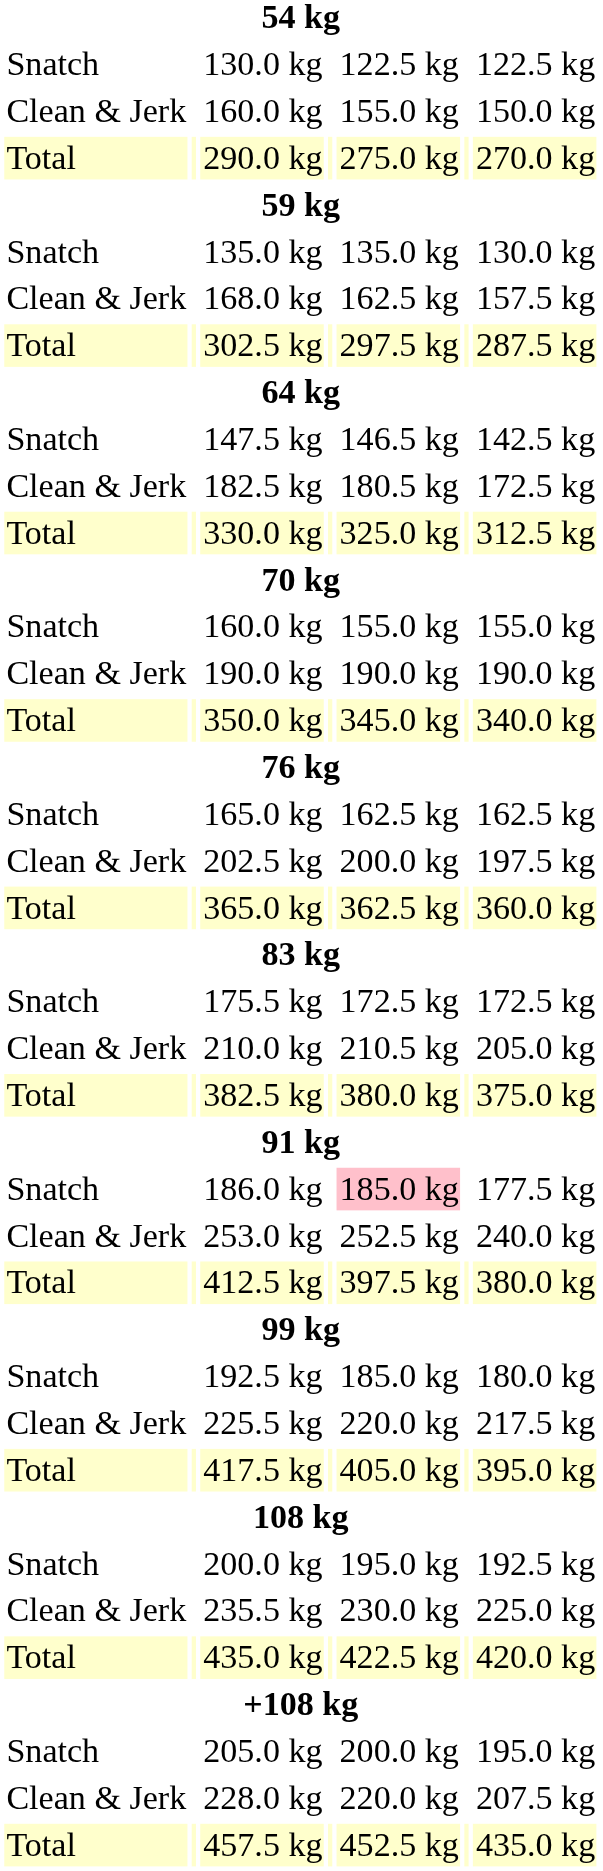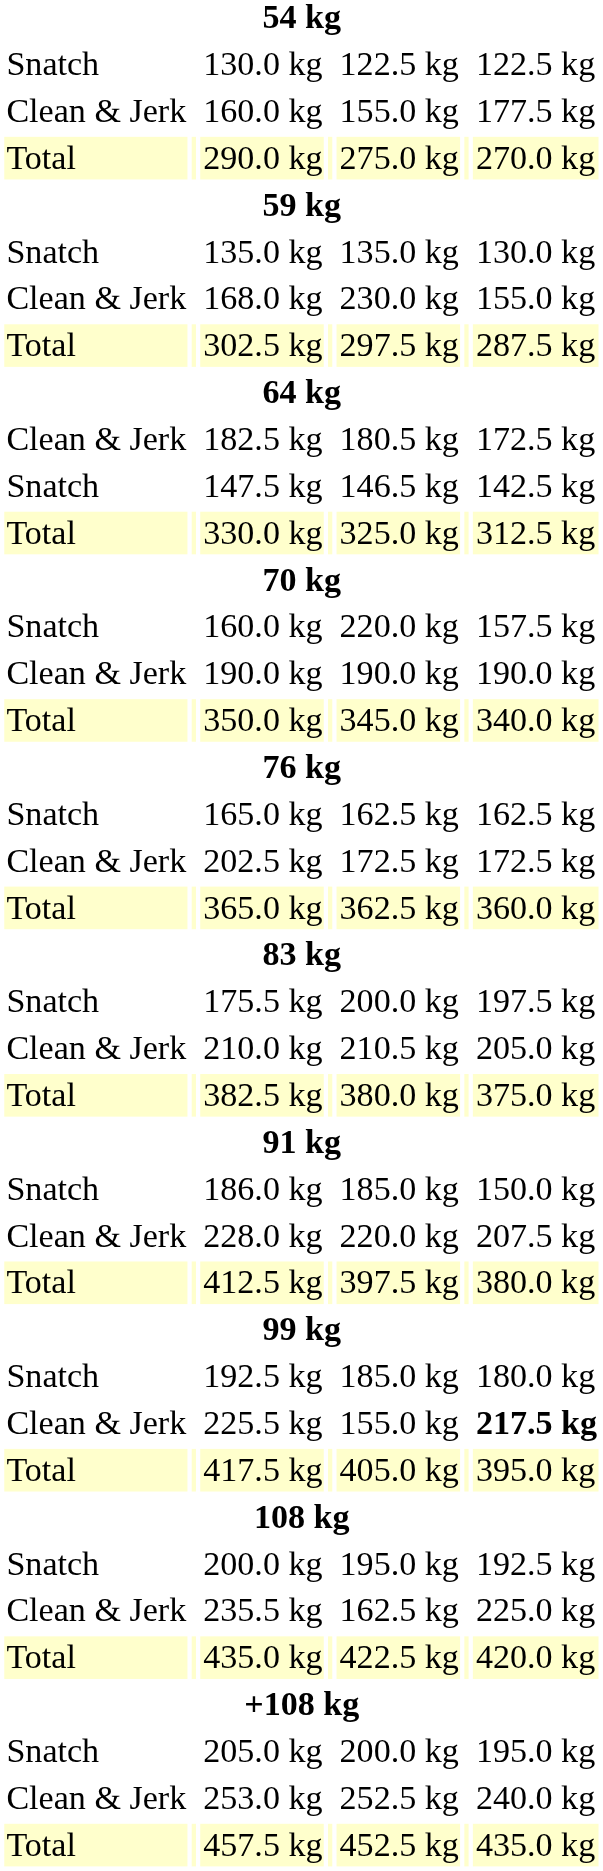(536, 110) 150.0 kg -> (536, 110) 177.5 kg
(399, 298) 162.5 kg -> (399, 298) 230.0 kg
(536, 298) 157.5 kg -> (536, 298) 155.0 kg
rows swapped: (53, 438) <-> (96, 485)
(399, 626) 155.0 kg -> (399, 626) 220.0 kg
(536, 626) 155.0 kg -> (536, 626) 157.5 kg
(399, 860) 200.0 kg -> (399, 860) 172.5 kg
(536, 860) 197.5 kg -> (536, 860) 172.5 kg
(399, 1001) 172.5 kg -> (399, 1001) 200.0 kg
(536, 1001) 172.5 kg -> (536, 1001) 197.5 kg
(399, 1188) pink background -> (399, 1188) no background
(536, 1188) 177.5 kg -> (536, 1188) 150.0 kg
rows swapped: (96, 1797) <-> (96, 1235)
(399, 1422) 220.0 kg -> (399, 1422) 155.0 kg
(536, 1422) normal -> (536, 1422) bold
(399, 1610) 230.0 kg -> (399, 1610) 162.5 kg
